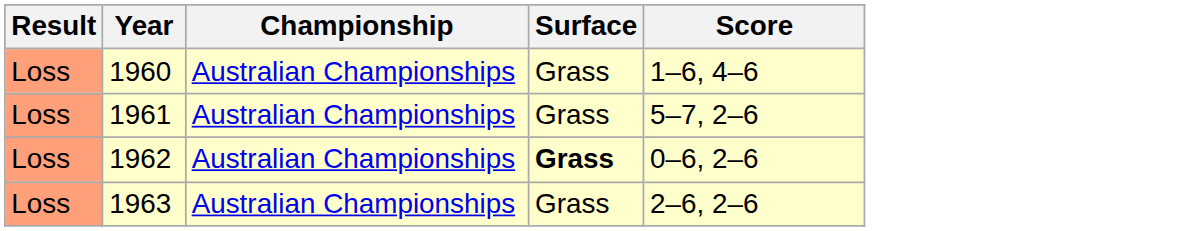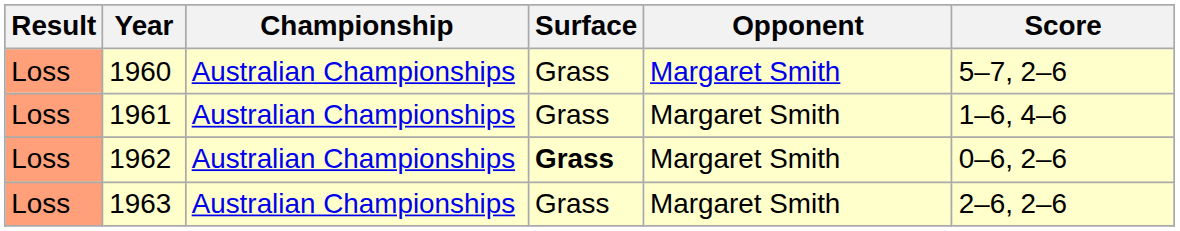+ column: (798, 26)
(704, 70) 1–6, 4–6 -> (1013, 70) 5–7, 2–6
(704, 114) 5–7, 2–6 -> (1013, 114) 1–6, 4–6
